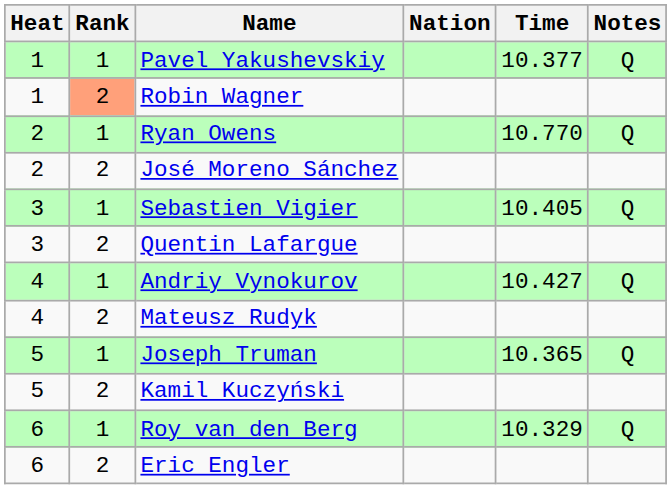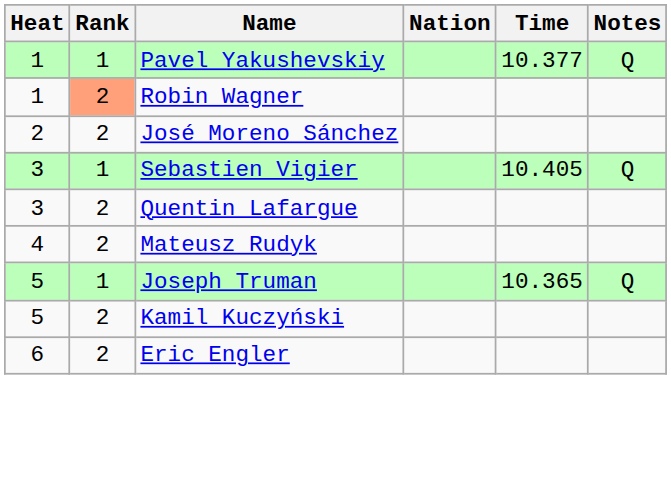- row: (208, 134)
- row: (249, 281)
- row: (249, 429)
